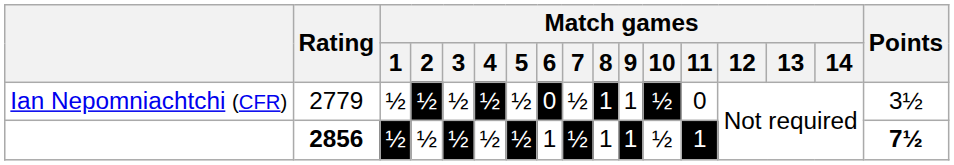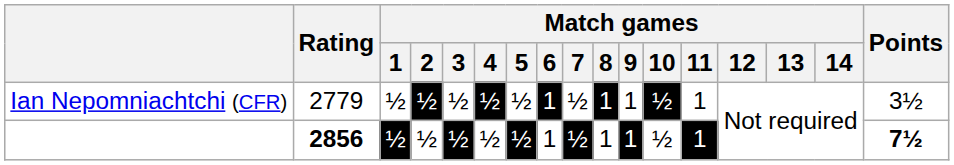(550, 100) 0 -> (550, 100) 1
(700, 100) 0 -> (700, 100) 1
